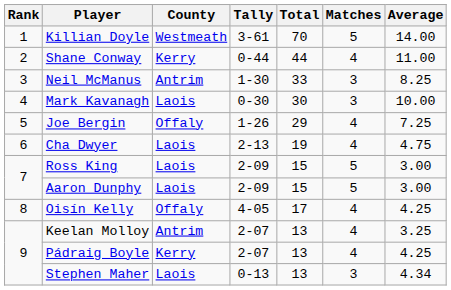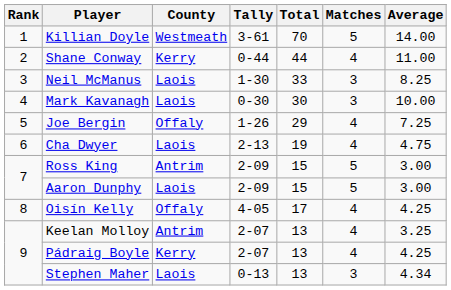(179, 80) Antrim -> (175, 80) Laois
(175, 167) Laois -> (179, 167) Antrim
